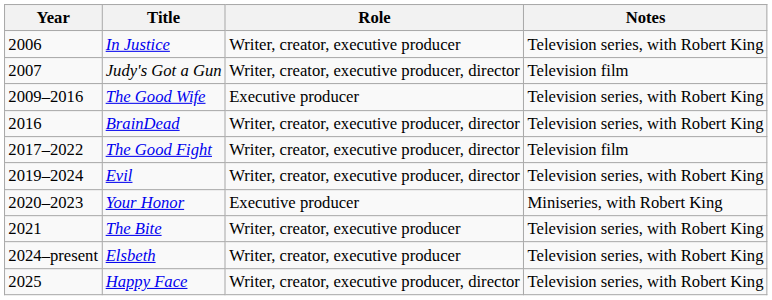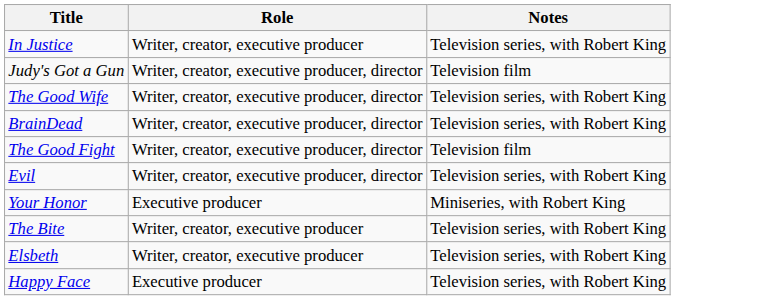- column: (53, 17)
(294, 96) Executive producer -> (277, 96) Writer, creator, executive producer, director
(375, 281) Writer, creator, executive producer, director -> (197, 281) Executive producer
